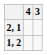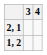columns swapped: (28, 12) <-> (38, 12)
